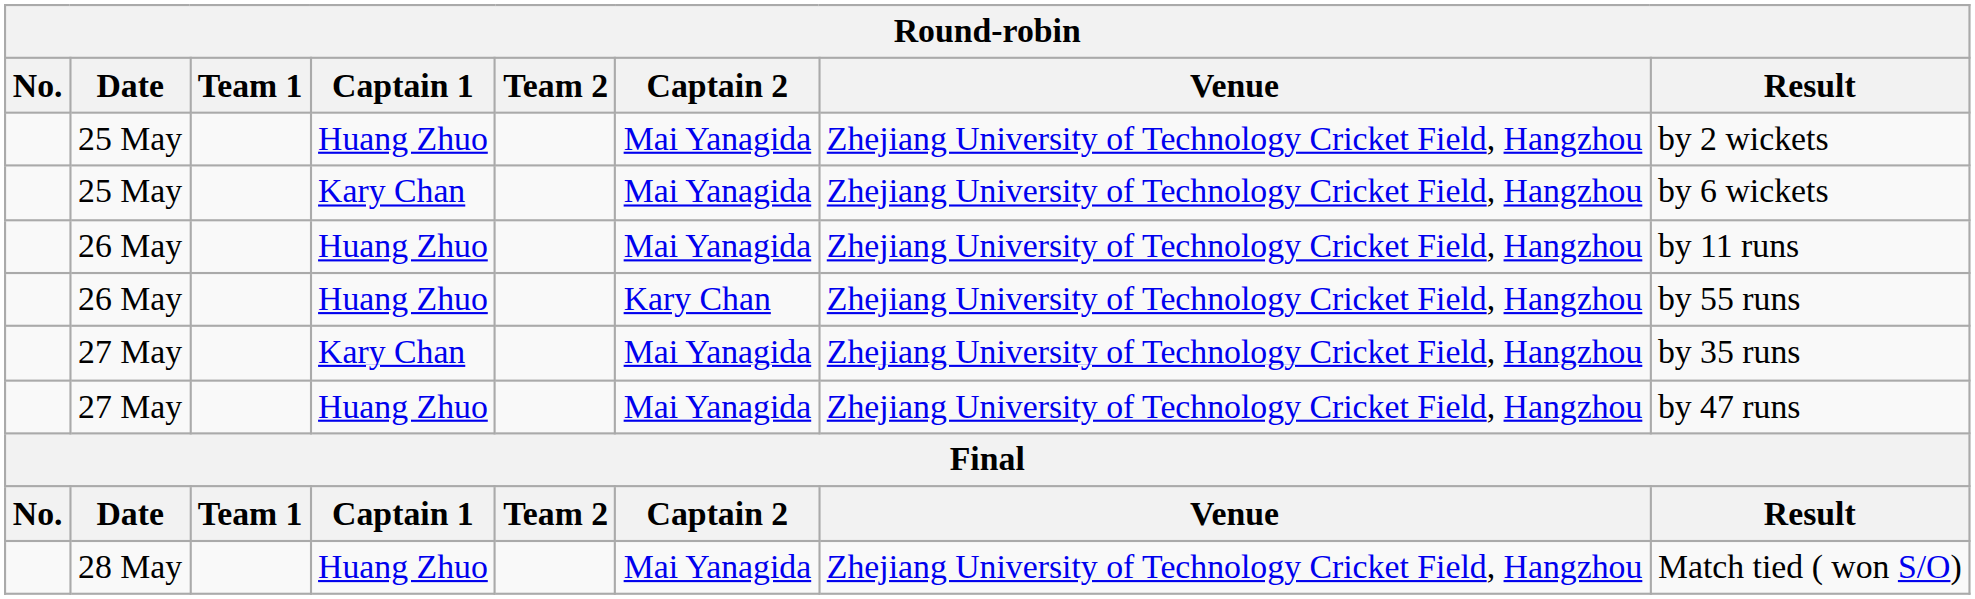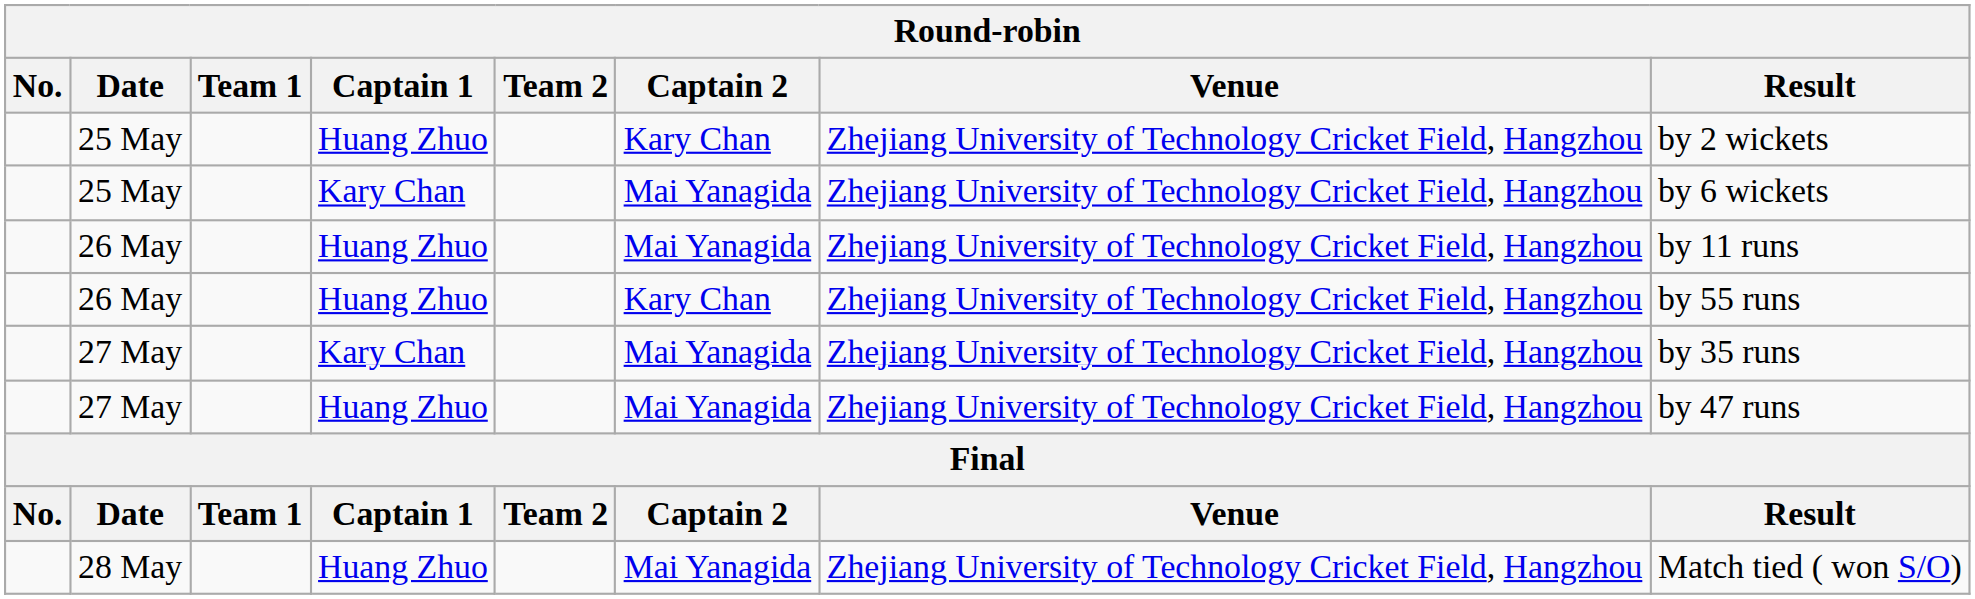(717, 138) Mai Yanagida -> (697, 138) Kary Chan
